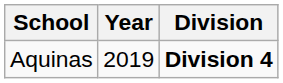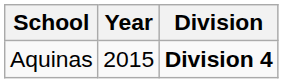(129, 58) 2019 -> (129, 58) 2015
